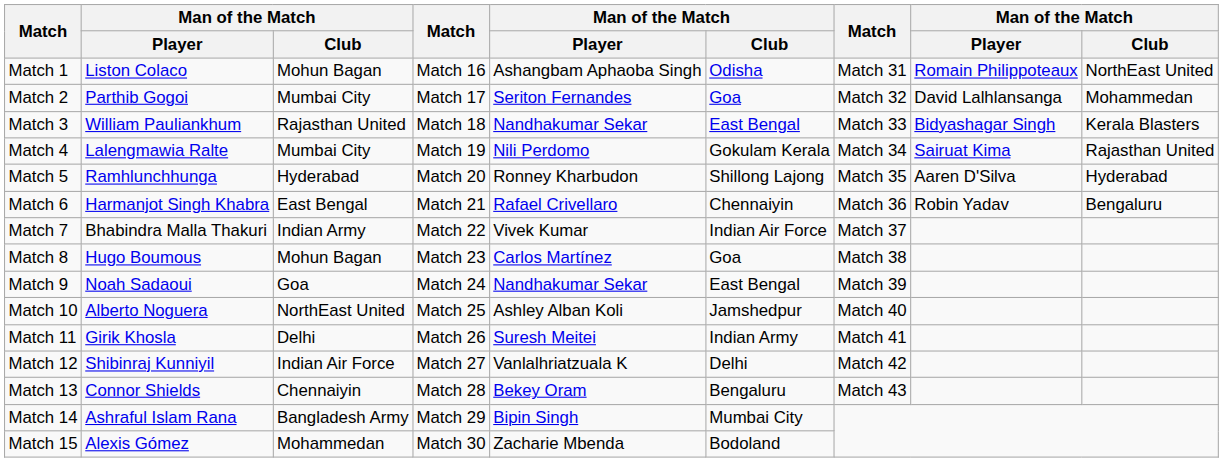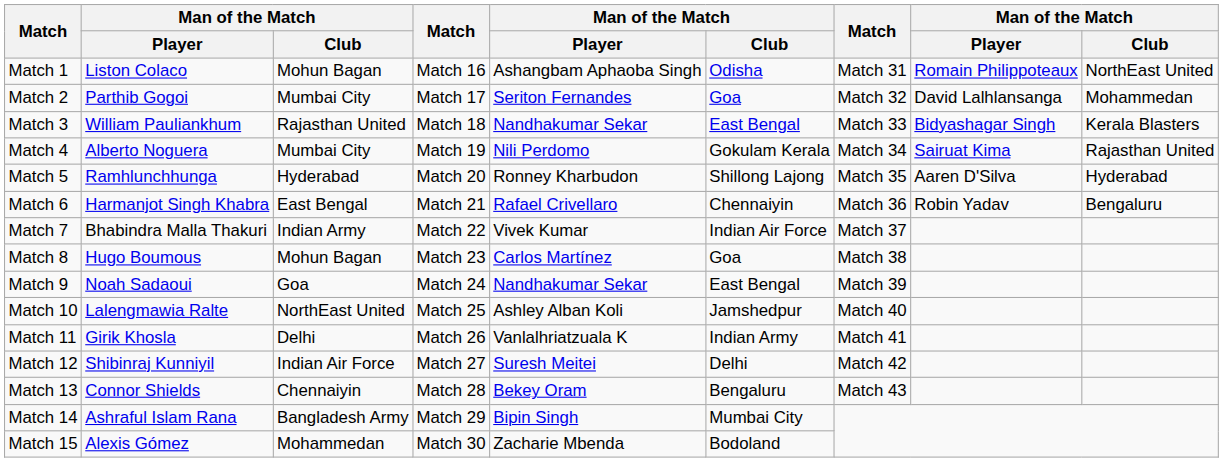(157, 151) Lalengmawia Ralte -> (146, 151) Alberto Noguera
(146, 310) Alberto Noguera -> (157, 310) Lalengmawia Ralte
(545, 337) Suresh Meitei -> (560, 337) Vanlalhriatzuala K
(560, 364) Vanlalhriatzuala K -> (545, 364) Suresh Meitei
